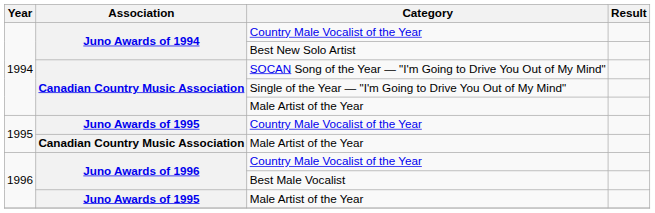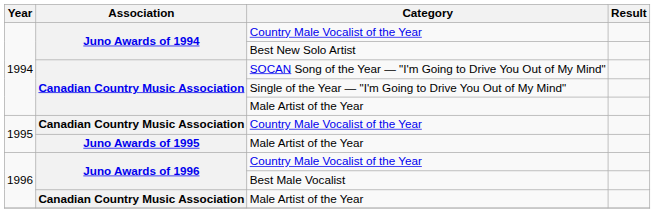(141, 124) Juno Awards of 1995 -> (141, 124) Canadian Country Music Association
(141, 143) Canadian Country Music Association -> (141, 143) Juno Awards of 1995
(141, 198) Juno Awards of 1995 -> (141, 198) Canadian Country Music Association
